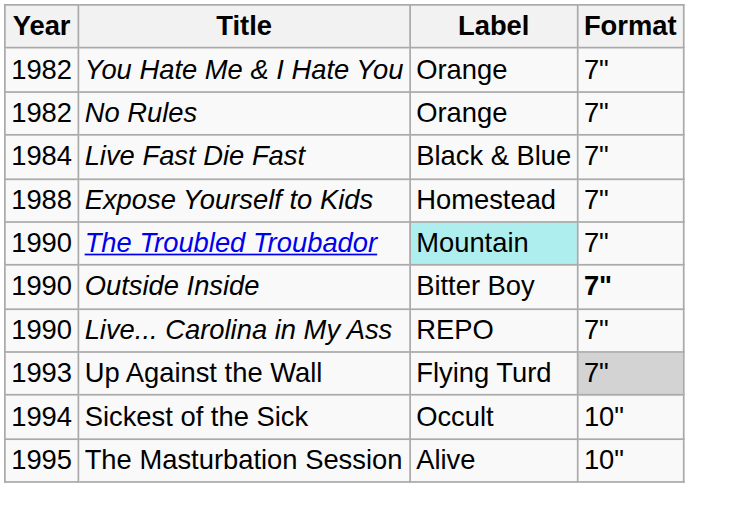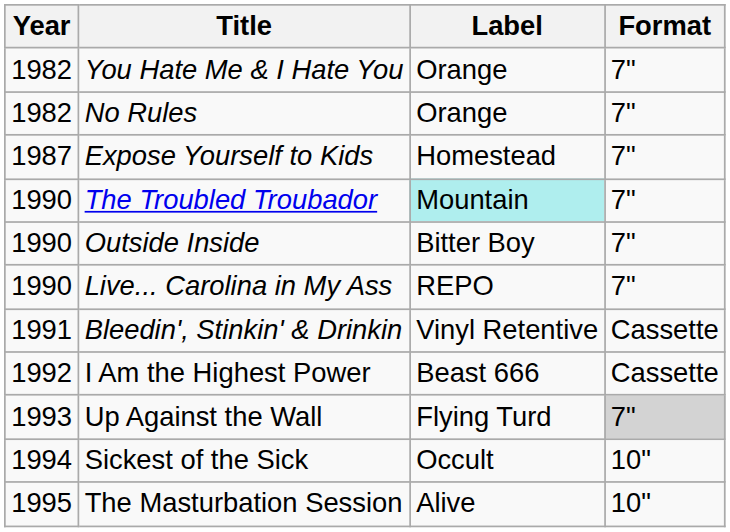- row: (195, 156)
(42, 199) 1988 -> (42, 156) 1987
(598, 286) bold -> (623, 243) normal
+ row: (243, 329)
+ row: (228, 373)
